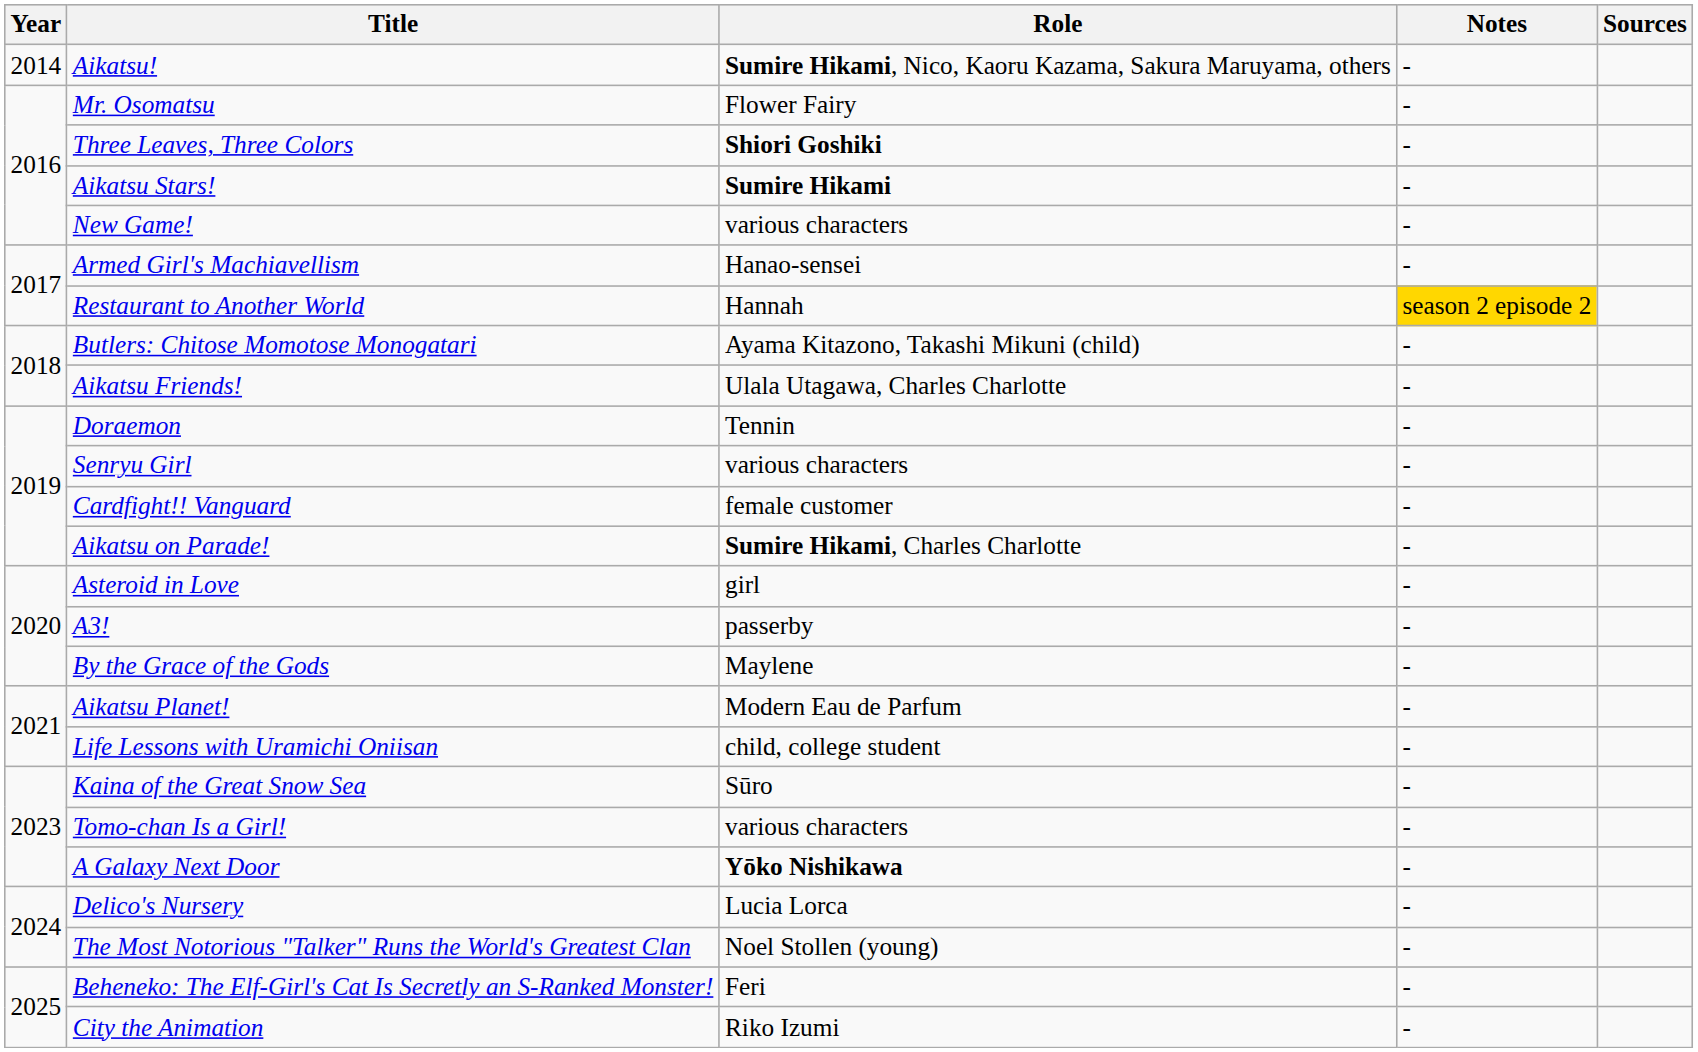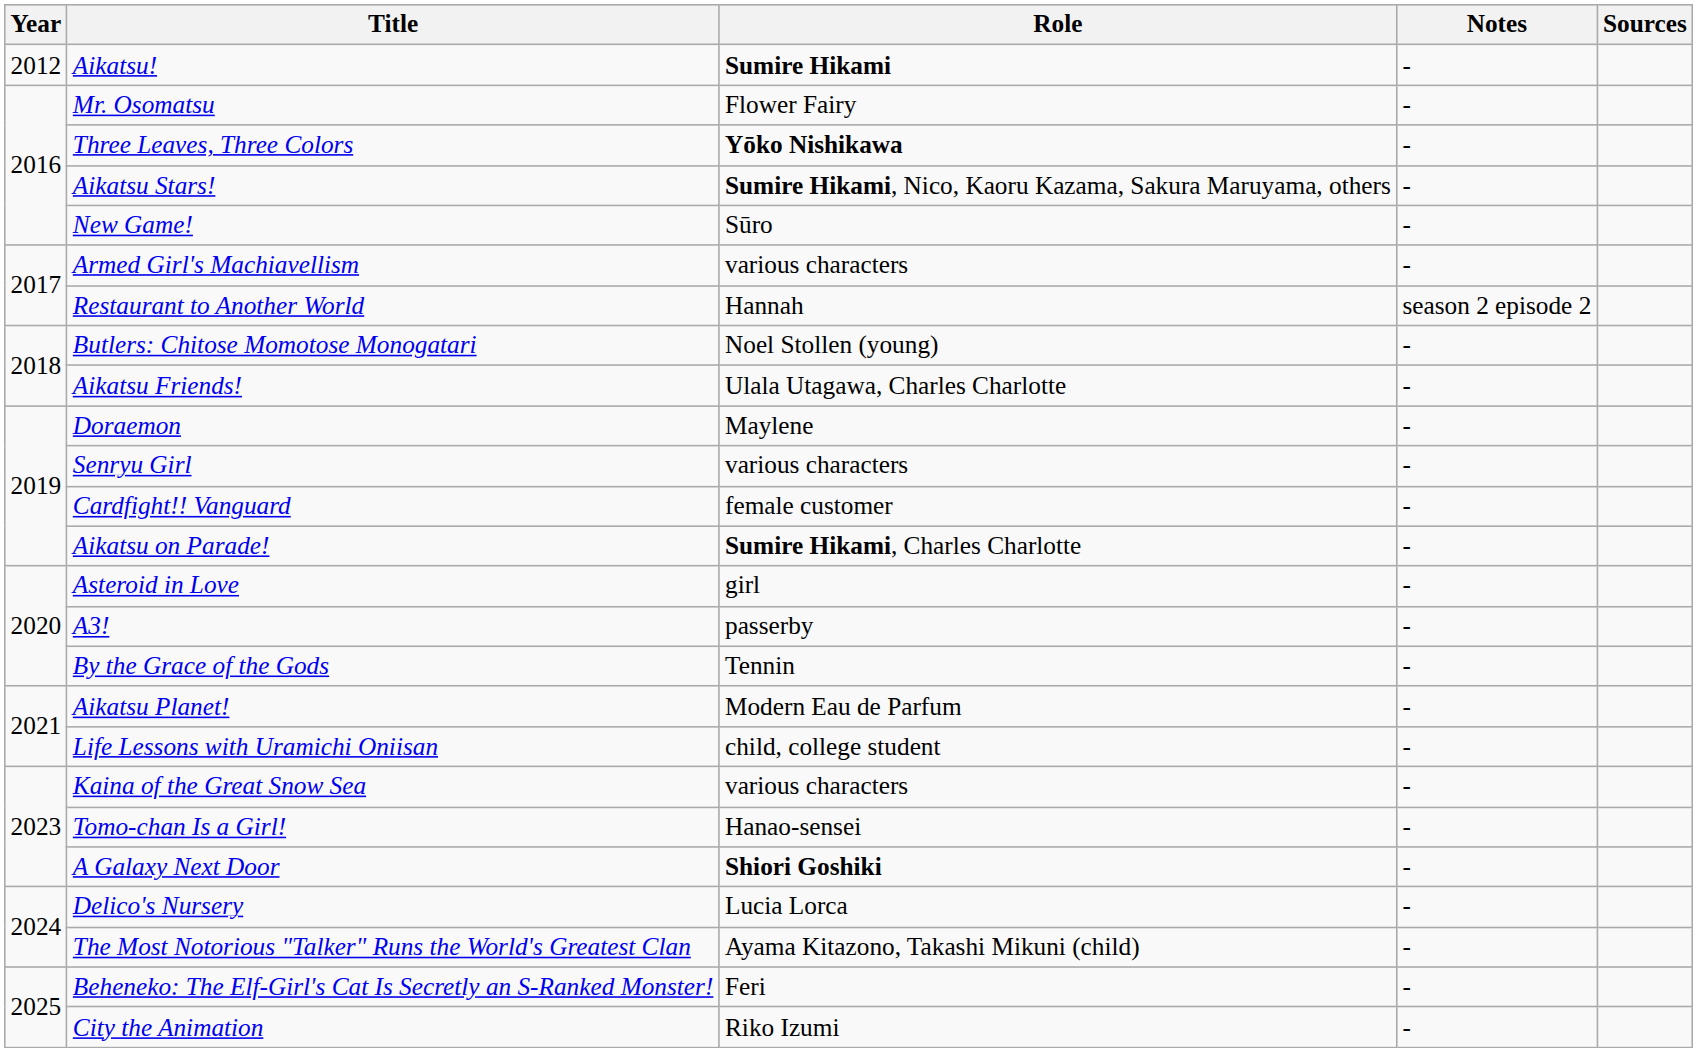(36, 64) 2014 -> (36, 64) 2012
(1058, 64) Sumire Hikami, Nico, Kaoru Kazama, Sakura Maruyama, others -> (808, 64) Sumire Hikami
(803, 144) Shiori Goshiki -> (814, 144) Yōko Nishikawa
(808, 184) Sumire Hikami -> (1058, 184) Sumire Hikami, Nico, Kaoru Kazama, Sakura Maruyama, others
(817, 225) various characters -> (749, 225) Sūro
(793, 265) Hanao-sensei -> (817, 265) various characters
(1497, 305) gold background -> (1497, 305) no background
(932, 345) Ayama Kitazono, Takashi Mikuni (child) -> (832, 345) Noel Stollen (young)
(760, 425) Tennin -> (769, 425) Maylene
(769, 666) Maylene -> (760, 666) Tennin
(749, 786) Sūro -> (817, 786) various characters
(817, 826) various characters -> (793, 826) Hanao-sensei
(814, 866) Yōko Nishikawa -> (803, 866) Shiori Goshiki
(832, 946) Noel Stollen (young) -> (932, 946) Ayama Kitazono, Takashi Mikuni (child)
